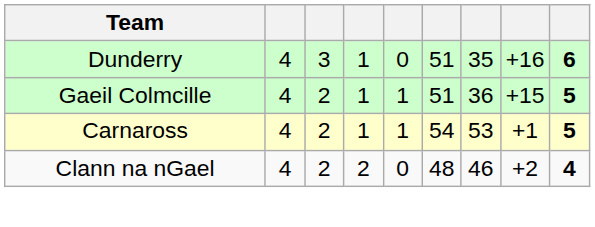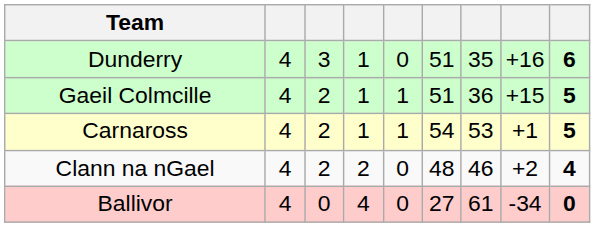+ row: (135, 204)
